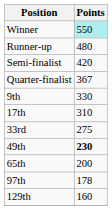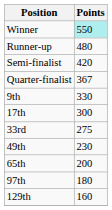(84, 113) 310 -> (84, 113) 300
(84, 146) bold -> (84, 146) normal
(84, 180) 178 -> (84, 180) 180
